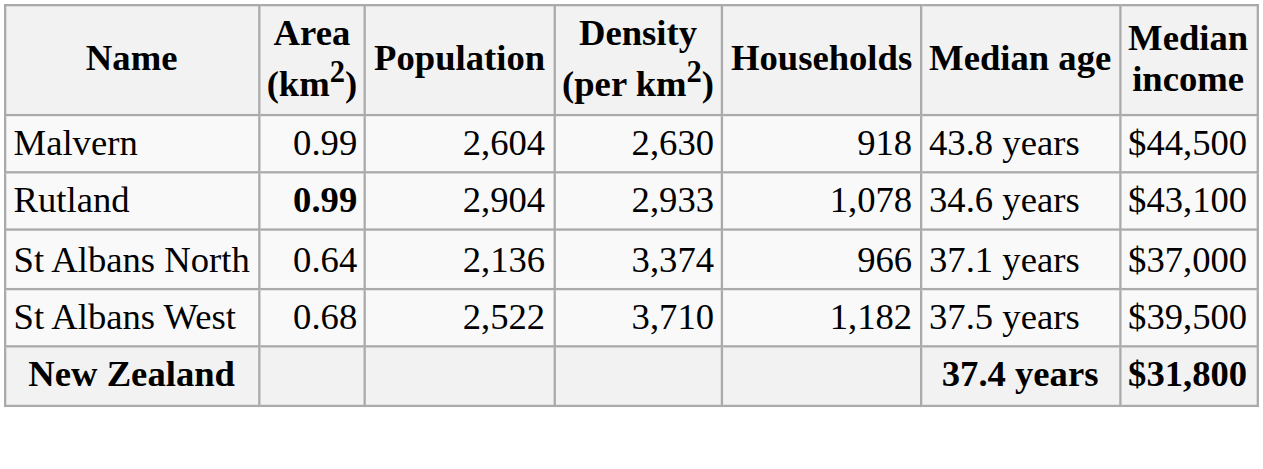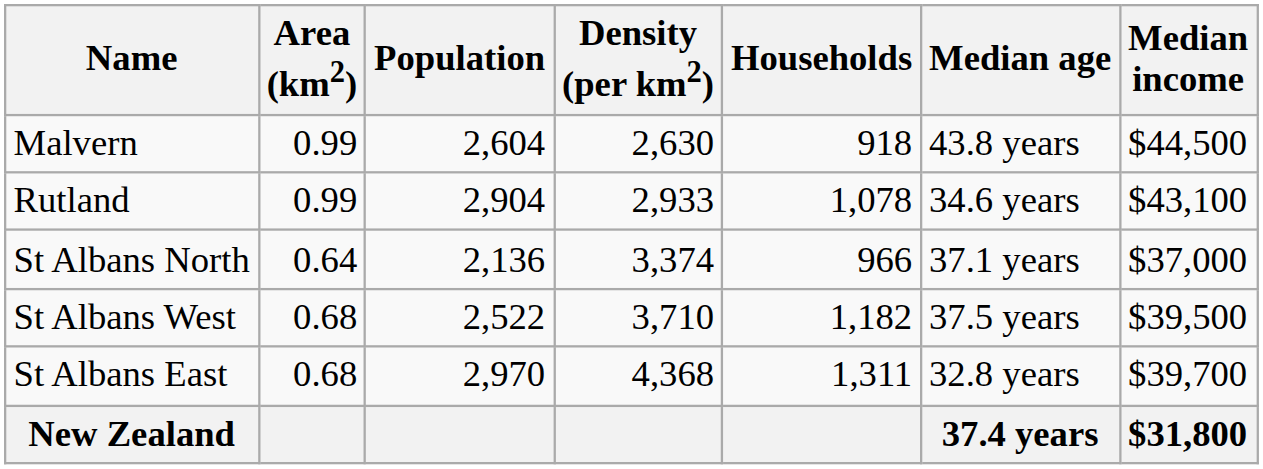(325, 200) bold -> (325, 200) normal
+ row: (120, 375)
